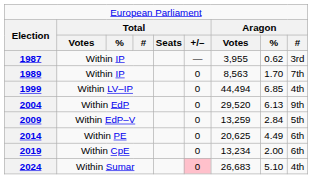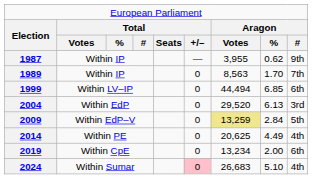(297, 58) 3rd -> (297, 58) 9th
(297, 89) 4th -> (297, 89) 6th
(297, 105) 9th -> (297, 105) 3rd
(236, 120) no background -> (236, 120) khaki background
(297, 135) 6th -> (297, 135) 4th
